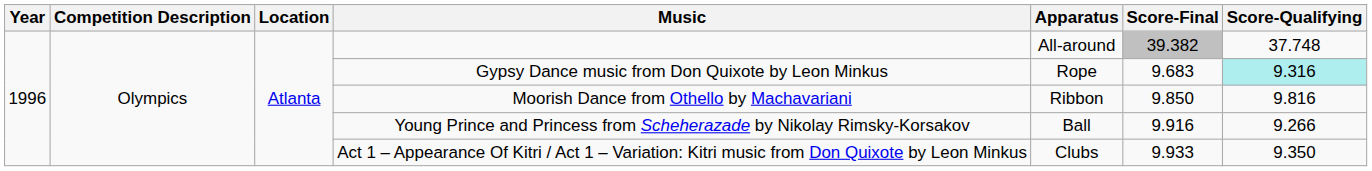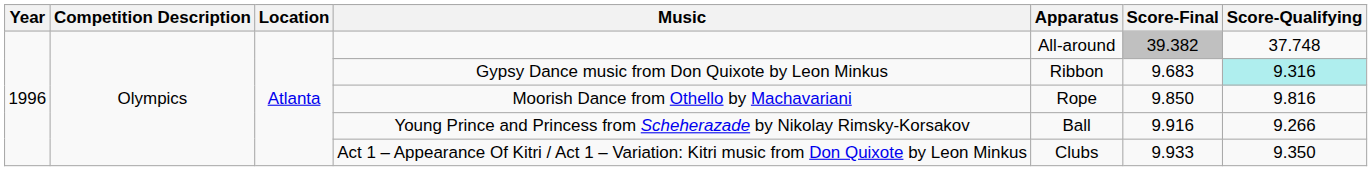(1077, 71) Rope -> (1077, 71) Ribbon
(1077, 98) Ribbon -> (1077, 98) Rope
